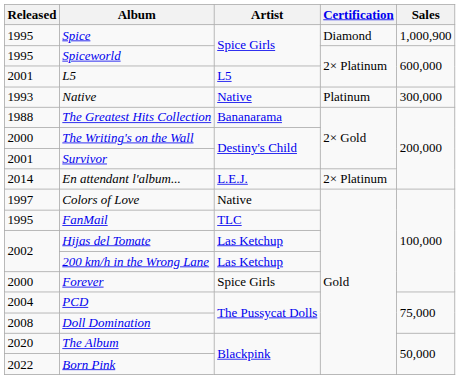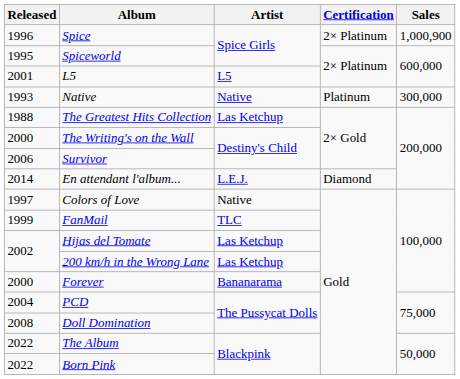(20, 35) 1995 -> (20, 35) 1996
(347, 35) Diamond -> (355, 35) 2× Platinum
(250, 117) Bananarama -> (250, 117) Las Ketchup
(20, 158) 2001 -> (20, 158) 2006
(355, 179) 2× Platinum -> (347, 179) Diamond
(20, 220) 1995 -> (20, 220) 1999
(246, 281) Spice Girls -> (250, 281) Bananarama
(20, 343) 2020 -> (20, 343) 2022
